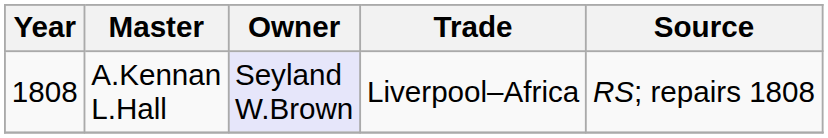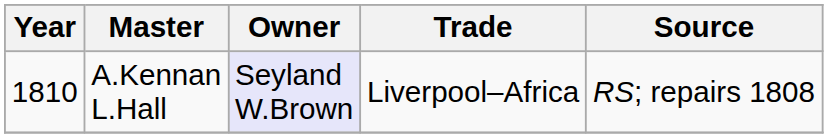(45, 91) 1808 -> (45, 91) 1810
